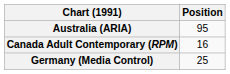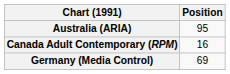(202, 61) 25 -> (202, 61) 69
